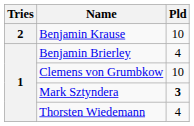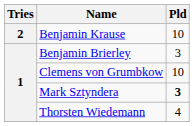(178, 53) 4 -> (178, 53) 3
